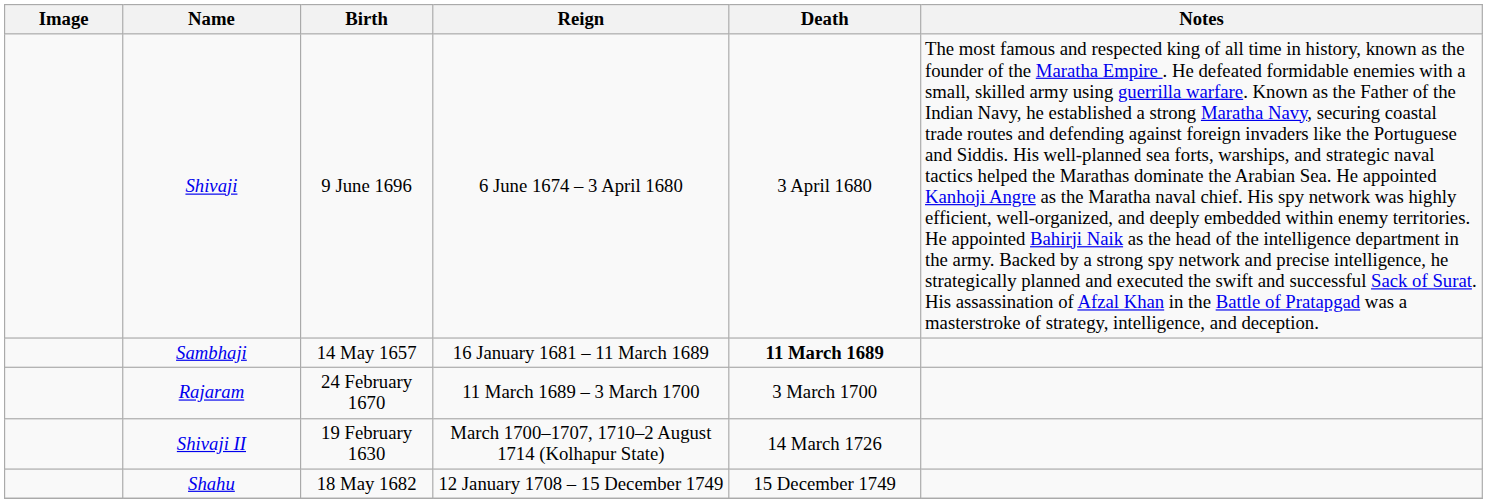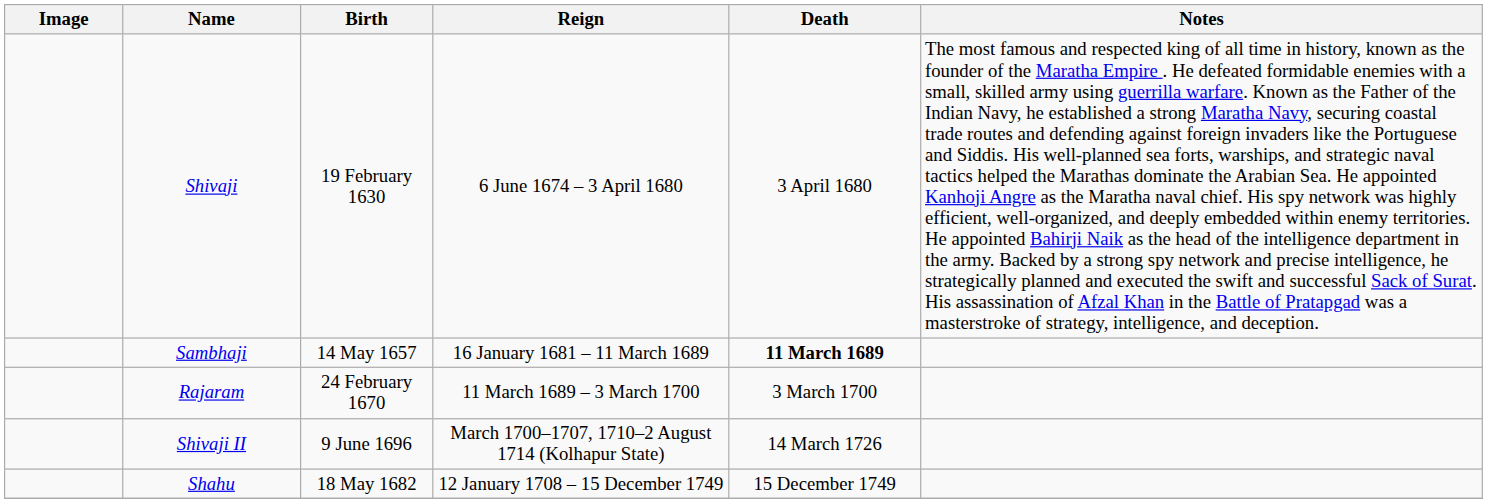(367, 185) 9 June 1696 -> (367, 185) 19 February 1630
(367, 443) 19 February 1630 -> (367, 443) 9 June 1696
